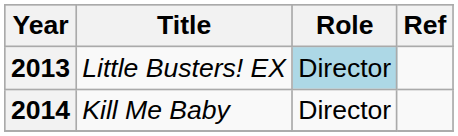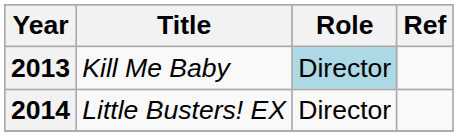(184, 67) Little Busters! EX -> (156, 67) Kill Me Baby
(156, 109) Kill Me Baby -> (184, 109) Little Busters! EX
